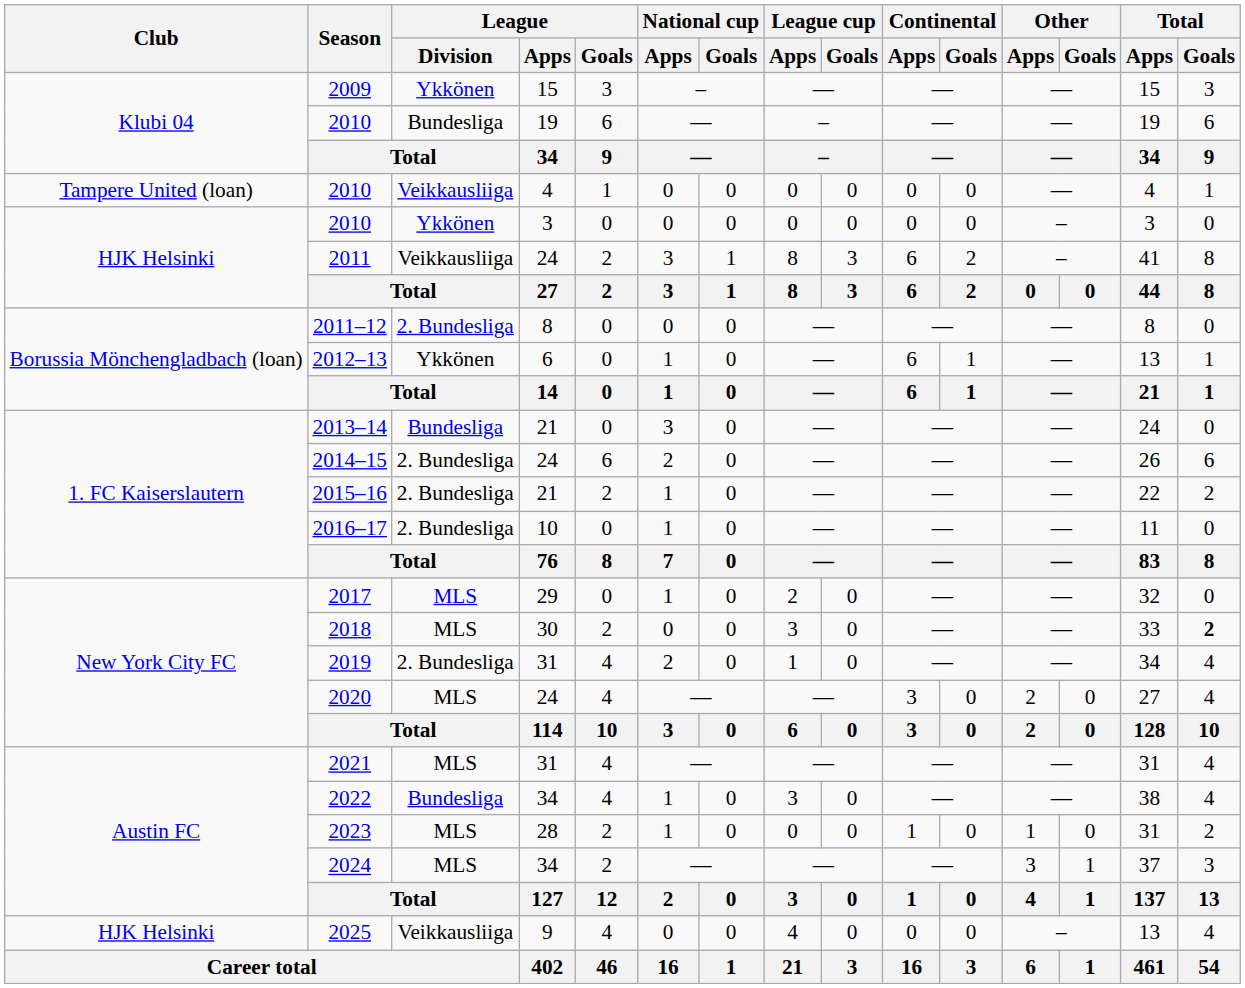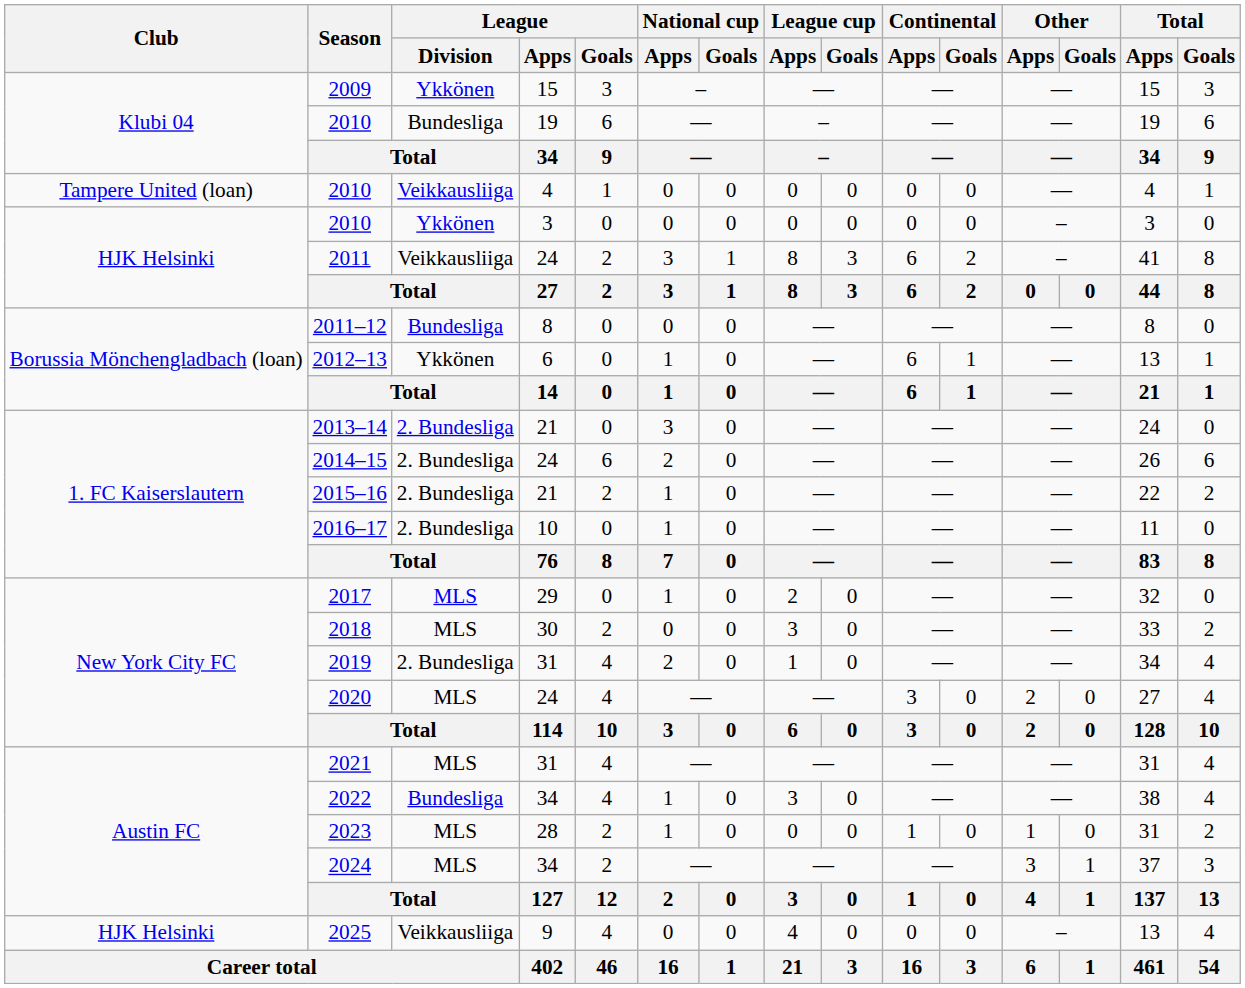(455, 325) 2. Bundesliga -> (455, 325) Bundesliga
(455, 426) Bundesliga -> (455, 426) 2. Bundesliga
(1209, 628) bold -> (1209, 628) normal
